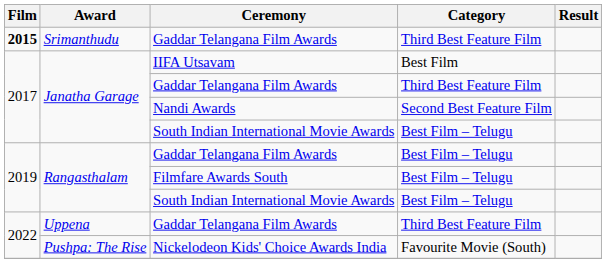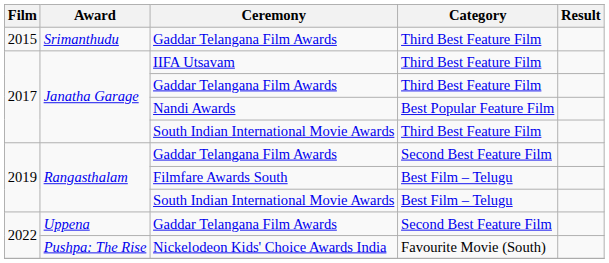(22, 39) bold -> (22, 39) normal
(430, 62) Best Film -> (471, 62) Third Best Feature Film
(476, 108) Second Best Feature Film -> (478, 108) Best Popular Feature Film
(457, 131) Best Film – Telugu -> (471, 131) Third Best Feature Film
(457, 154) Best Film – Telugu -> (476, 154) Second Best Feature Film
(471, 223) Third Best Feature Film -> (476, 223) Second Best Feature Film
